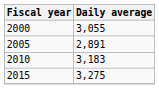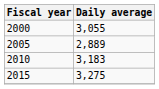(91, 44) 2,891 -> (91, 44) 2,889
